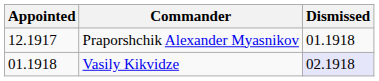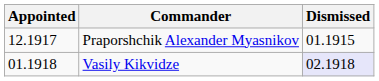(330, 40) 01.1918 -> (330, 40) 01.1915
